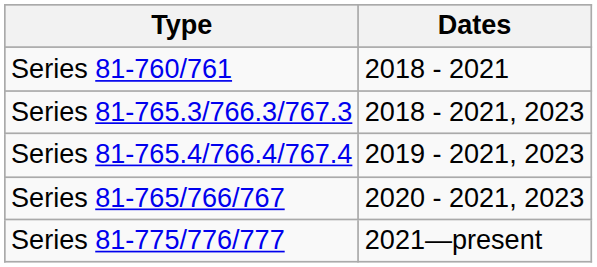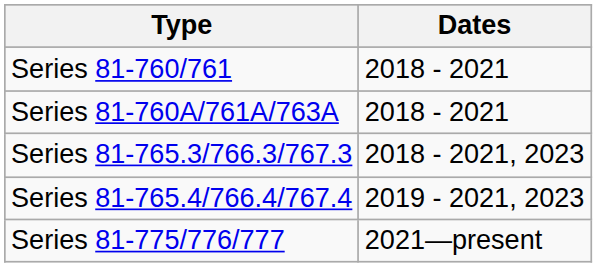+ row: (175, 111)
- row: (148, 197)
